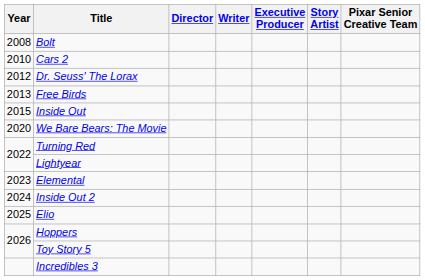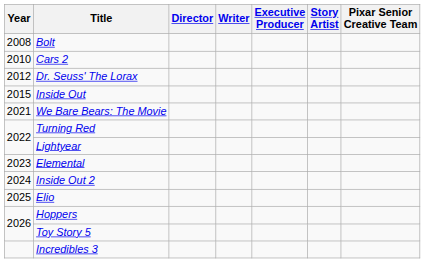- row: (61, 94)
(19, 128) 2020 -> (19, 111) 2021
